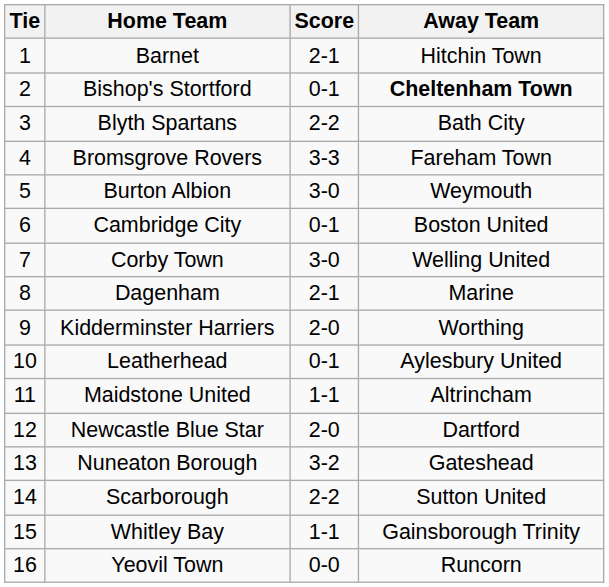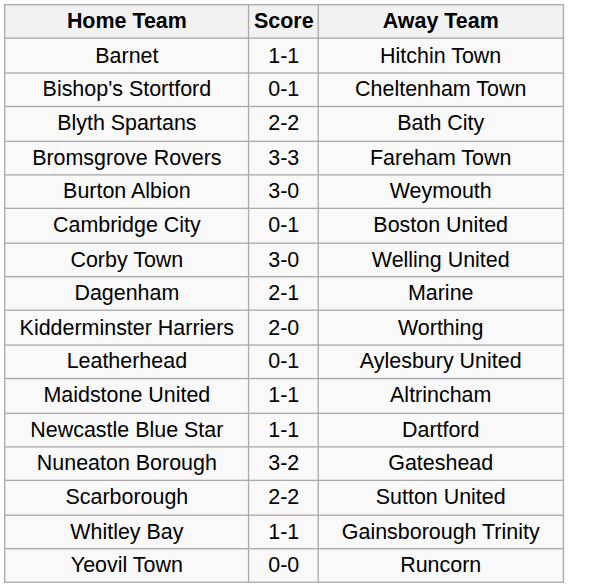- column: (25, 21)
(324, 55) 2-1 -> (284, 55) 1-1
(481, 89) bold -> (441, 89) normal
(324, 429) 2-0 -> (284, 429) 1-1
